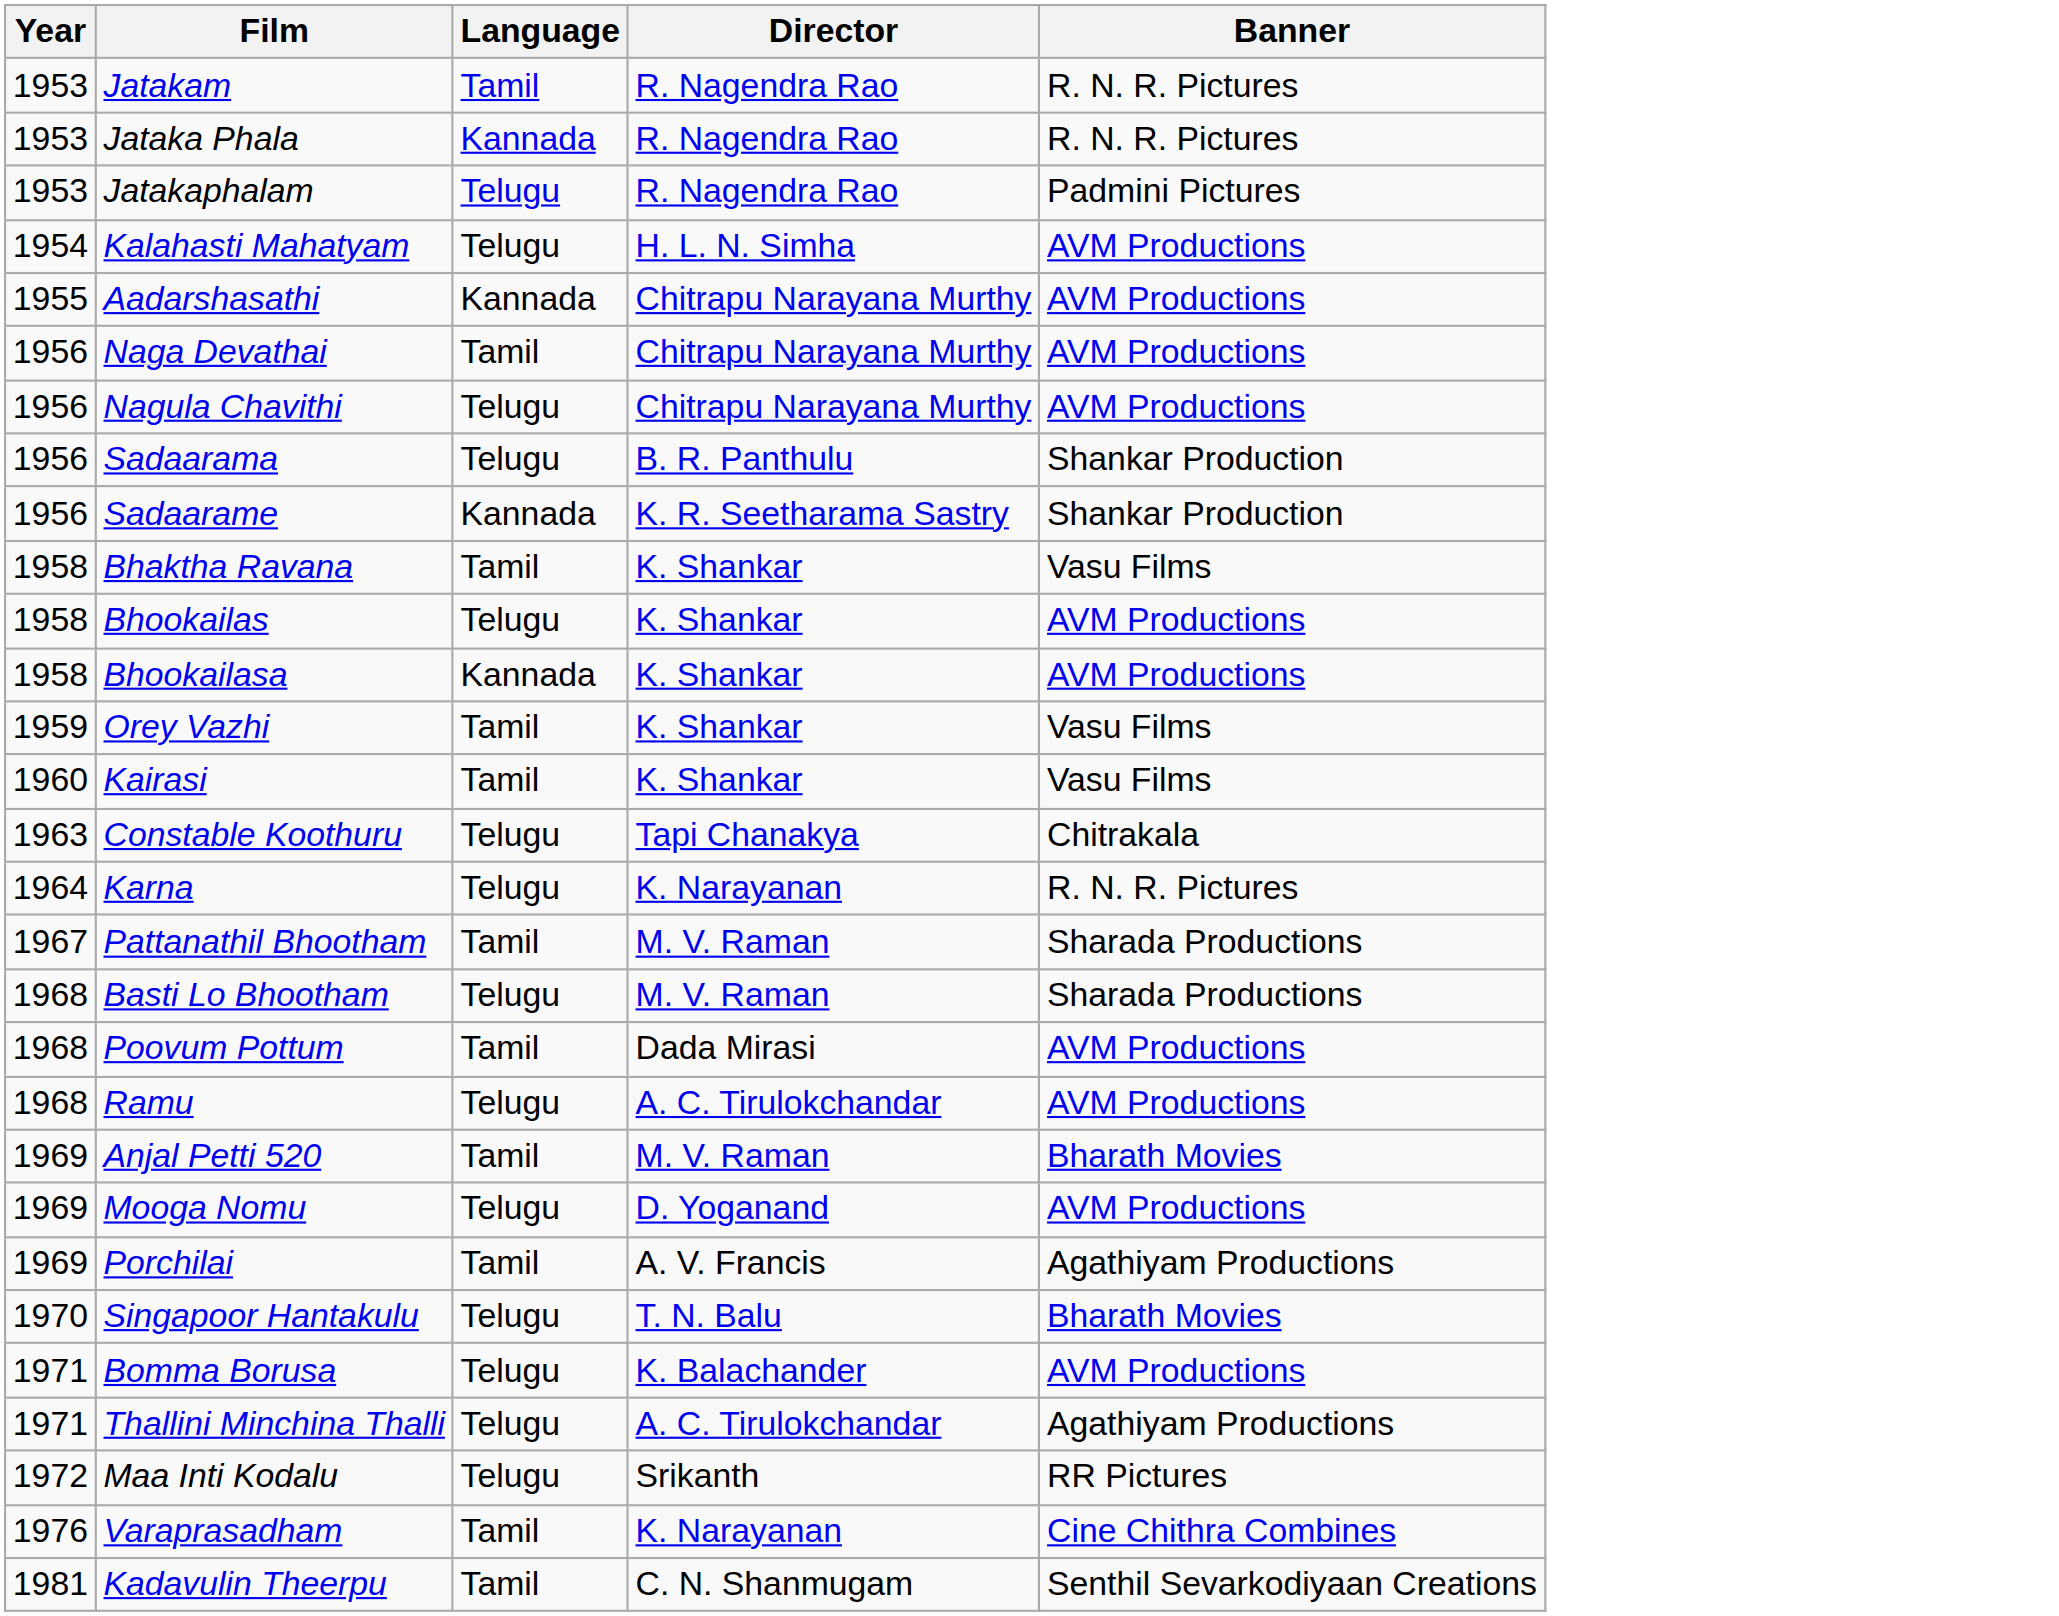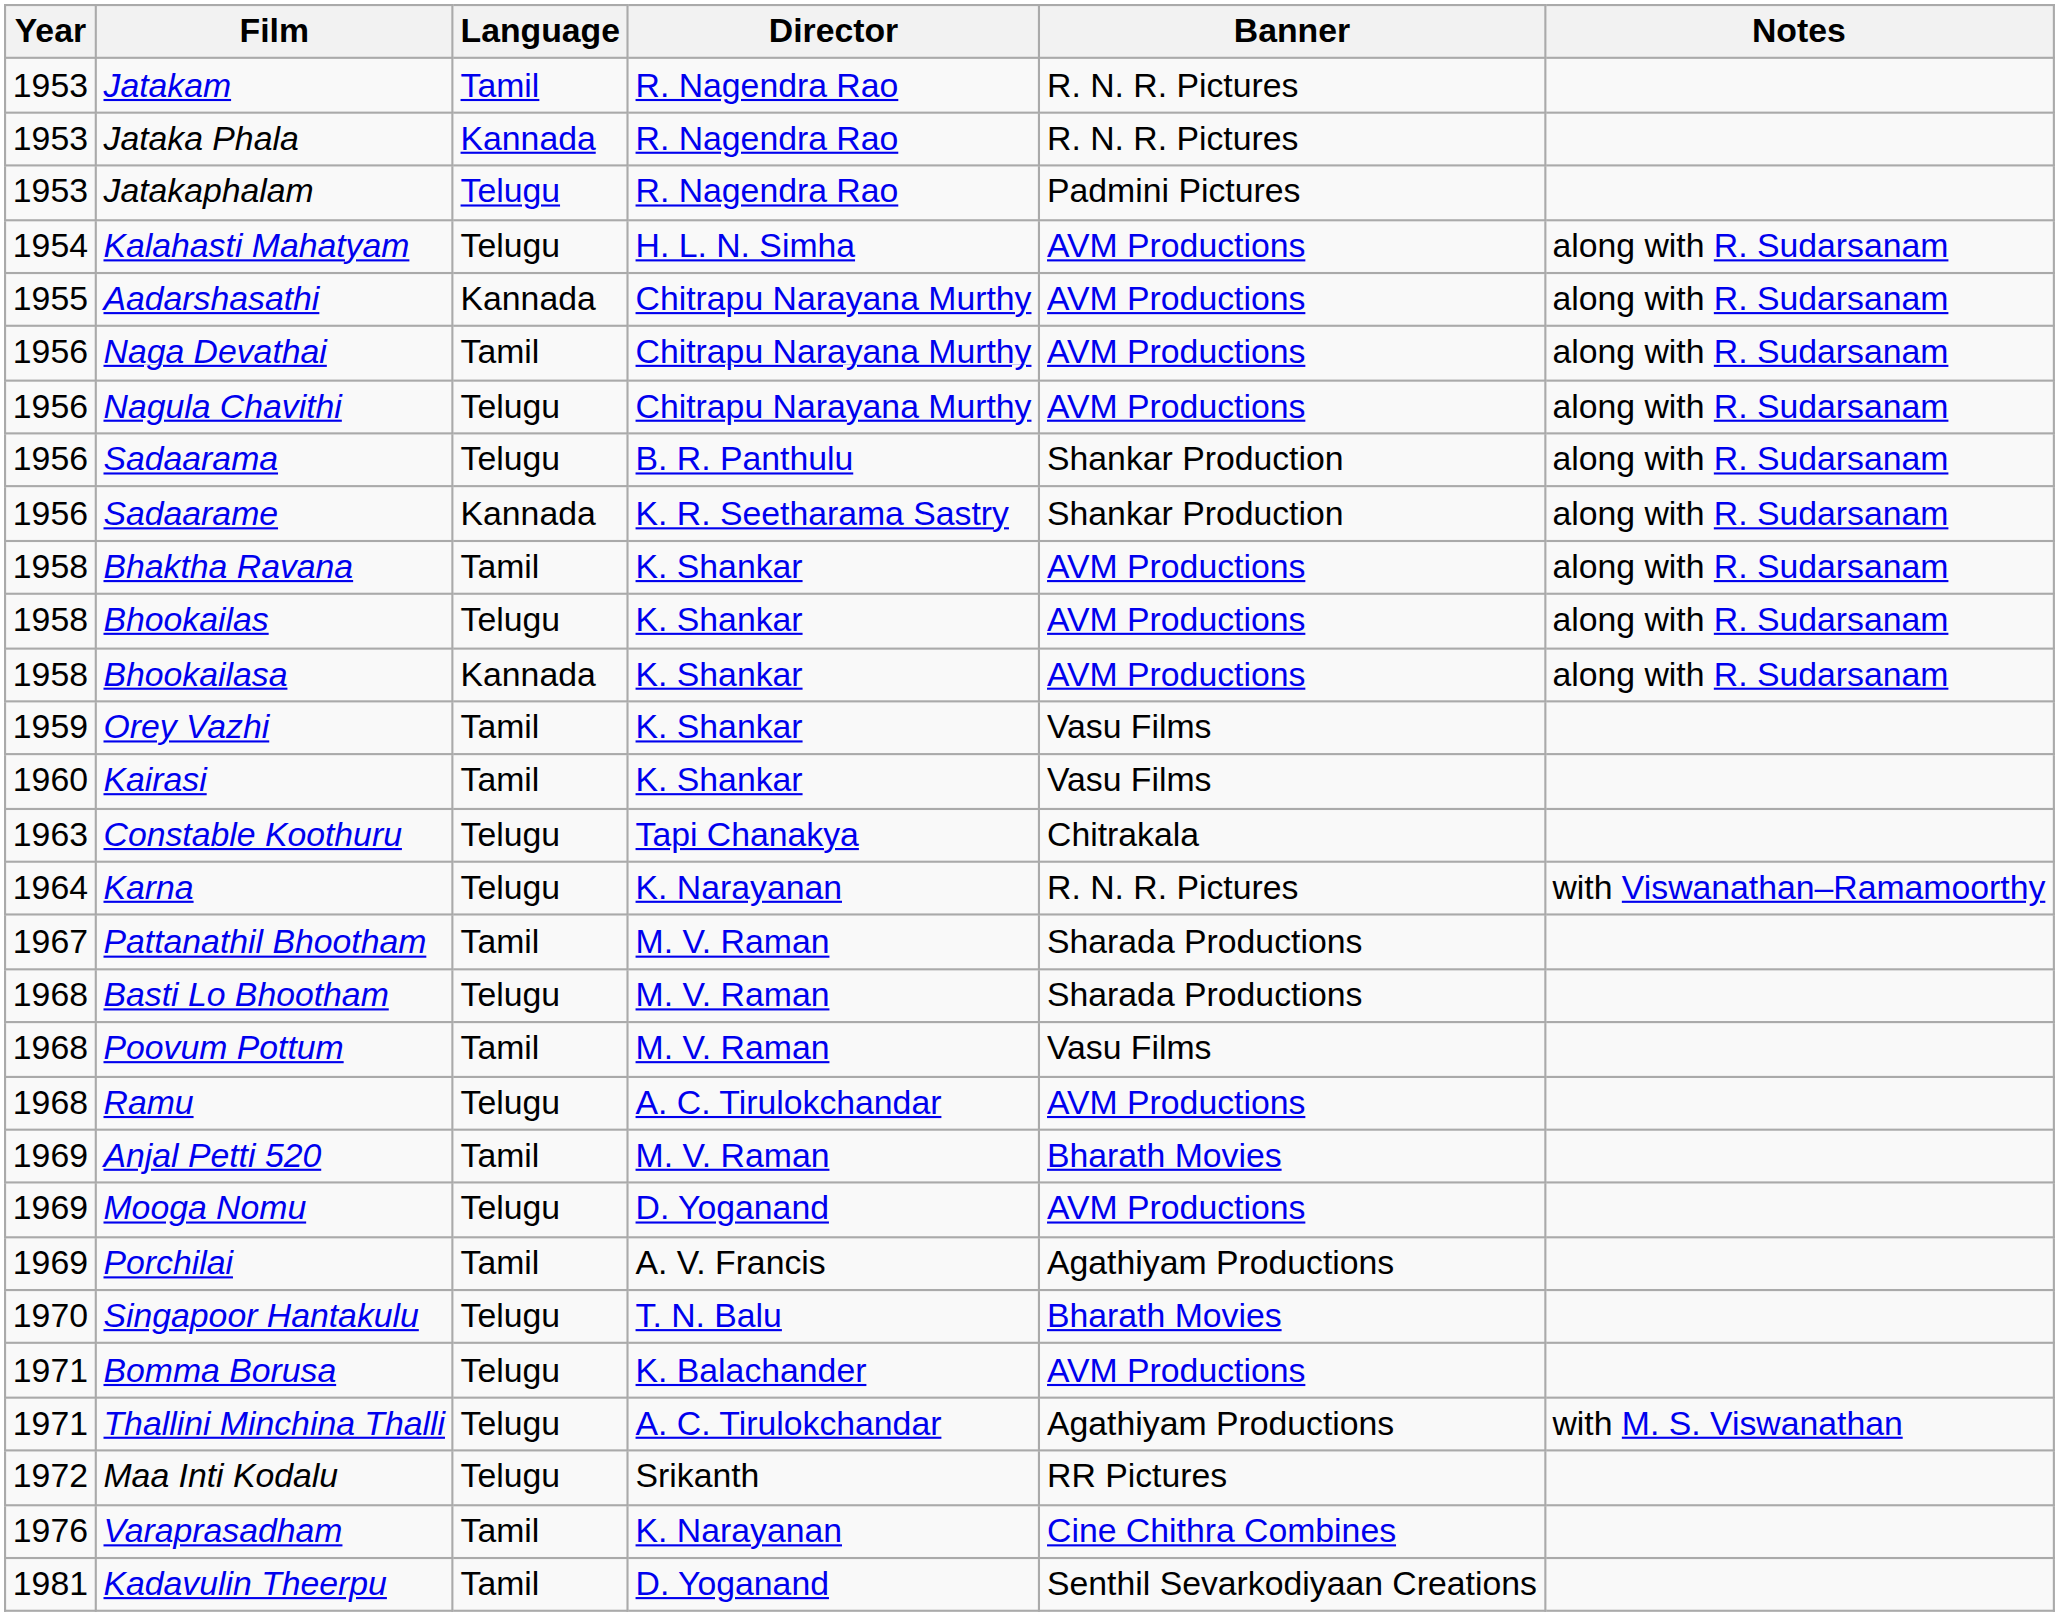+ column: (1799, 31)
(1129, 566) Vasu Films -> (1176, 566) AVM Productions
(726, 1048) Dada Mirasi -> (732, 1048) M. V. Raman
(1176, 1048) AVM Productions -> (1129, 1048) Vasu Films
(774, 1583) C. N. Shanmugam -> (732, 1583) D. Yoganand
